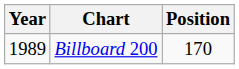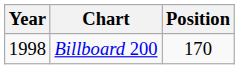(27, 48) 1989 -> (27, 48) 1998
